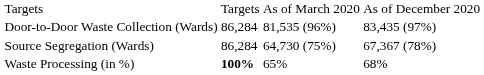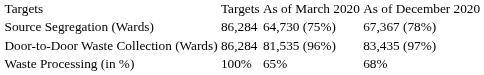rows swapped: (111, 27) <-> (79, 45)
(238, 63) bold -> (236, 63) normal
